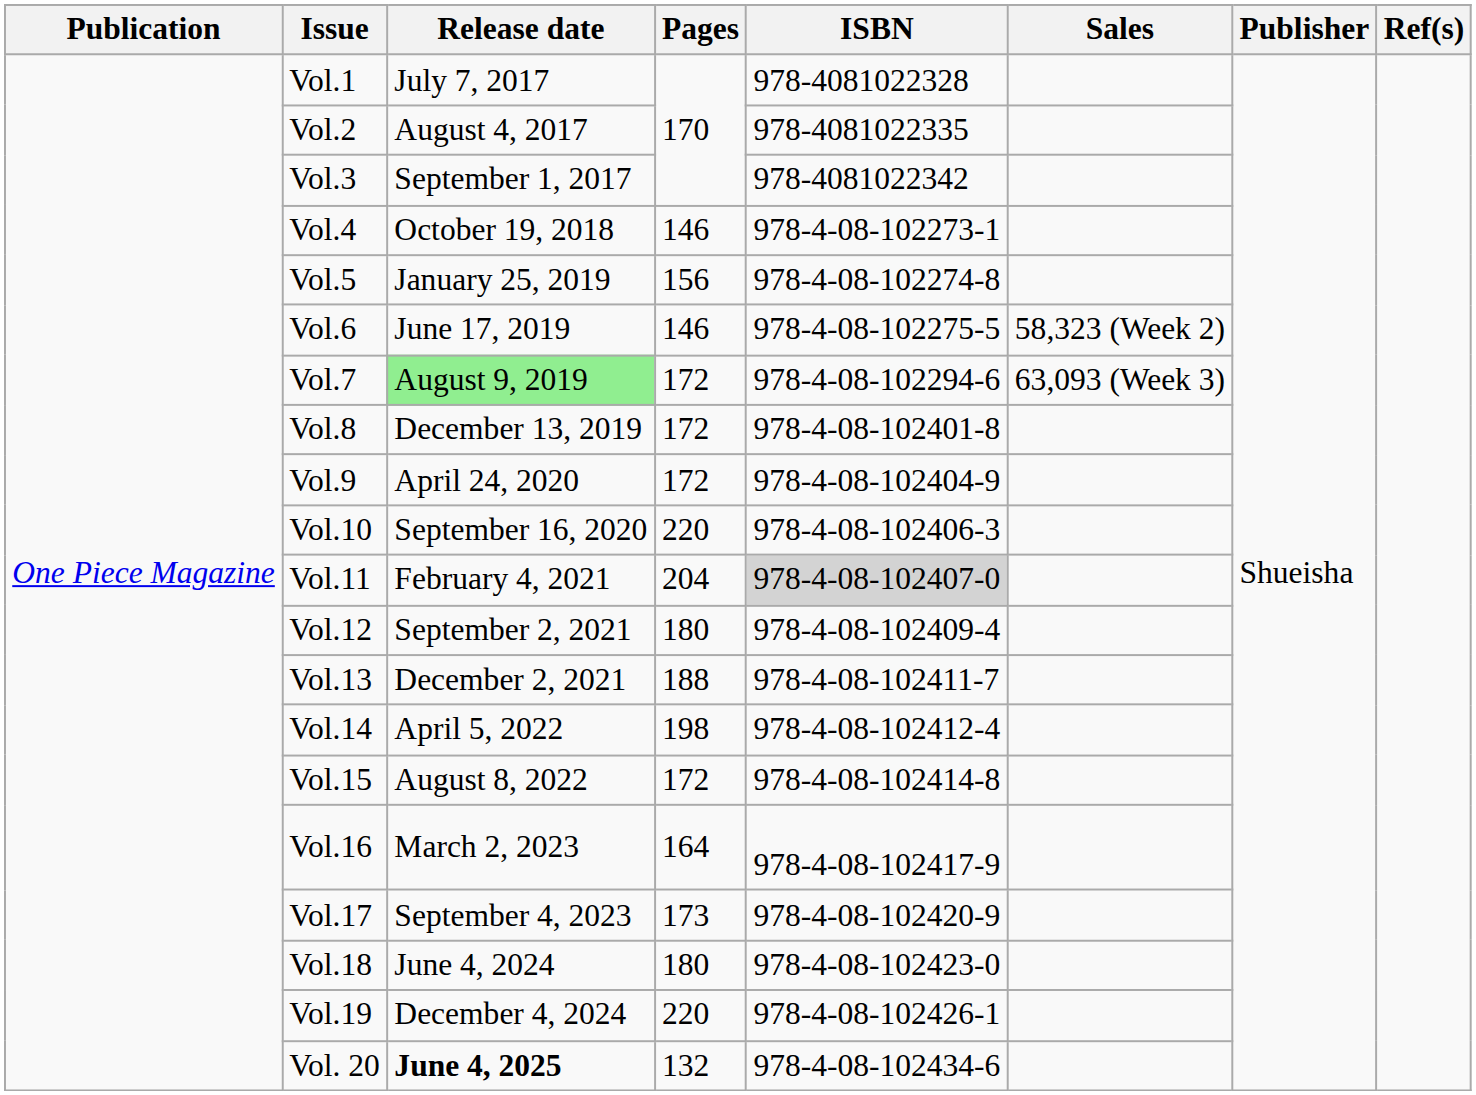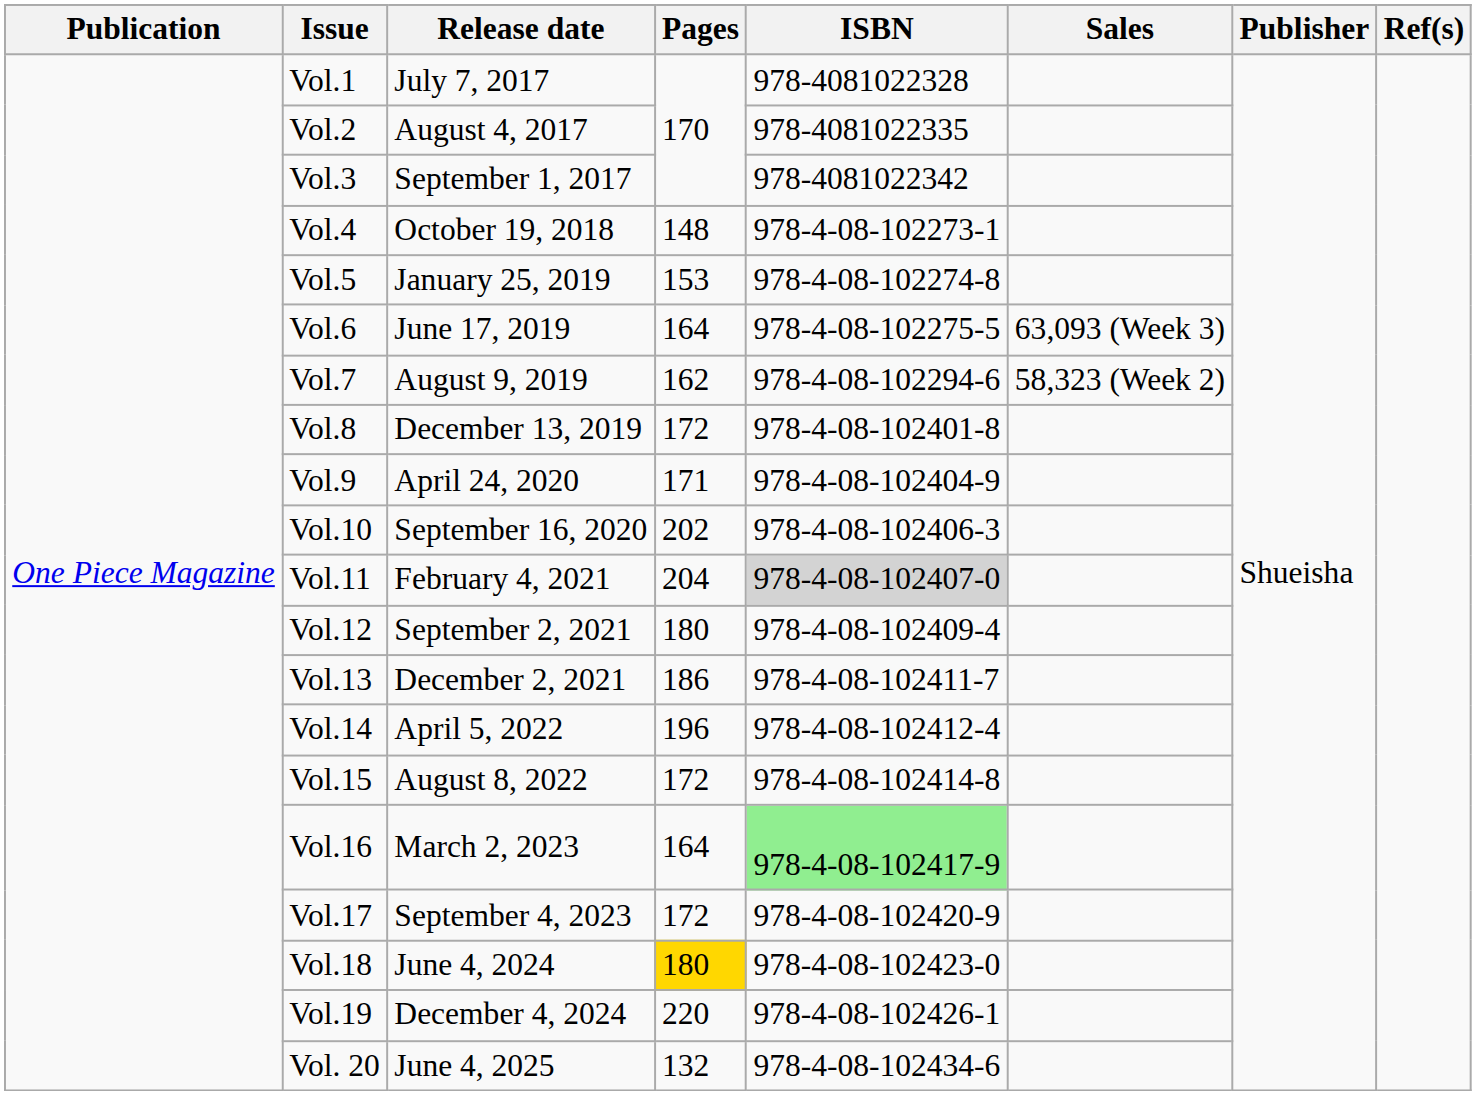(686, 229) 146 -> (686, 229) 148
(686, 279) 156 -> (686, 279) 153
(686, 329) 146 -> (686, 329) 164
(1120, 329) 58,323 (Week 2) -> (1120, 329) 63,093 (Week 3)
(491, 379) lightgreen background -> (491, 379) no background
(686, 379) 172 -> (686, 379) 162
(1120, 379) 63,093 (Week 3) -> (1120, 379) 58,323 (Week 2)
(686, 479) 172 -> (686, 479) 171
(686, 529) 220 -> (686, 529) 202
(686, 679) 188 -> (686, 679) 186
(686, 729) 198 -> (686, 729) 196
(877, 864) no background -> (877, 864) lightgreen background
(686, 914) 173 -> (686, 914) 172
(686, 964) no background -> (686, 964) gold background
(478, 1064) bold -> (474, 1064) normal
